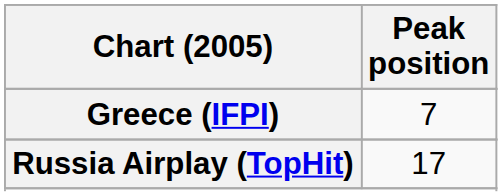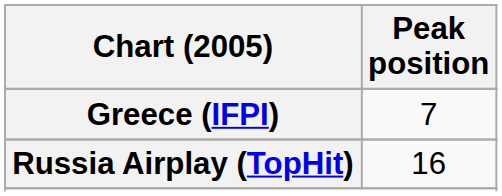(429, 163) 17 -> (429, 163) 16
